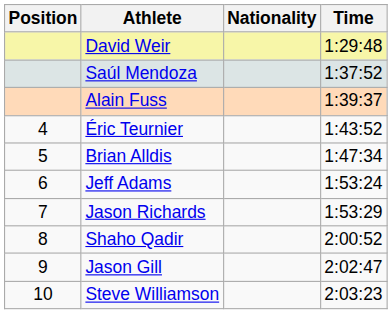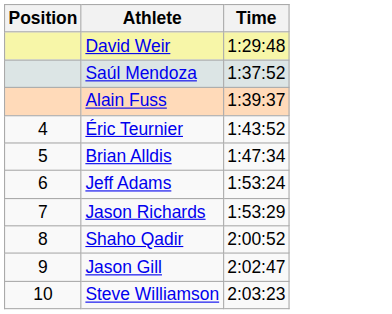- column: (272, 18)
